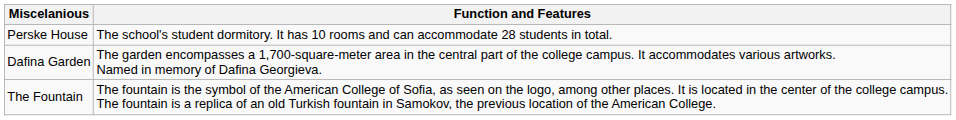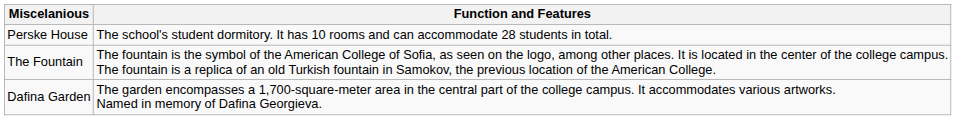rows swapped: (45, 97) <-> (49, 62)
